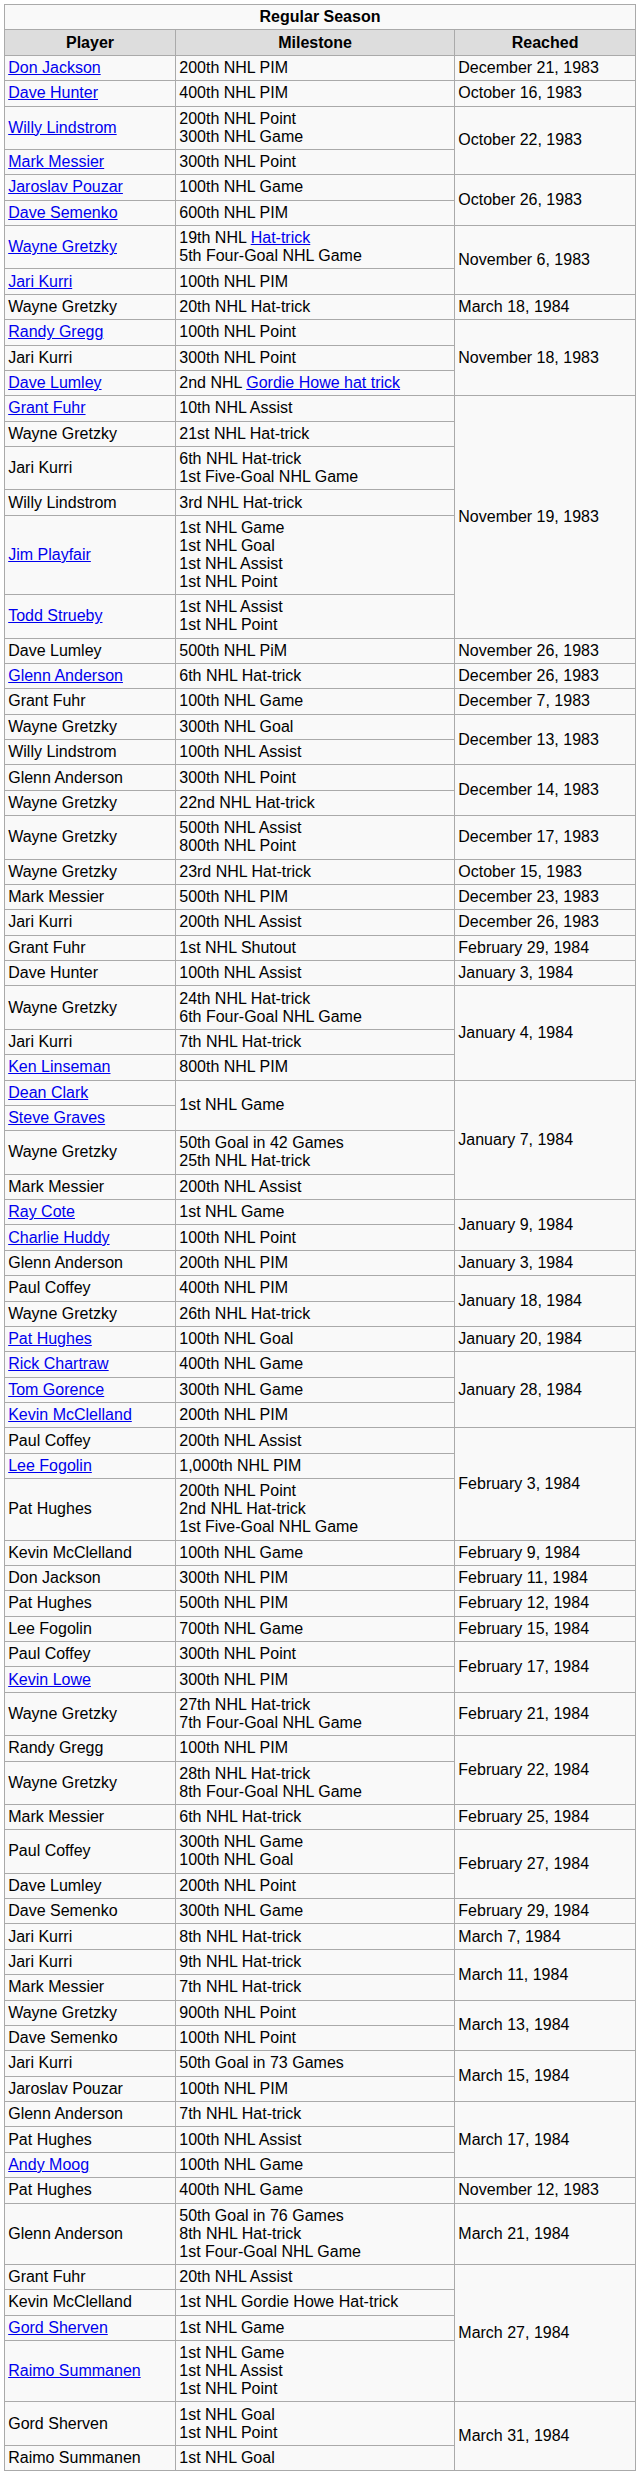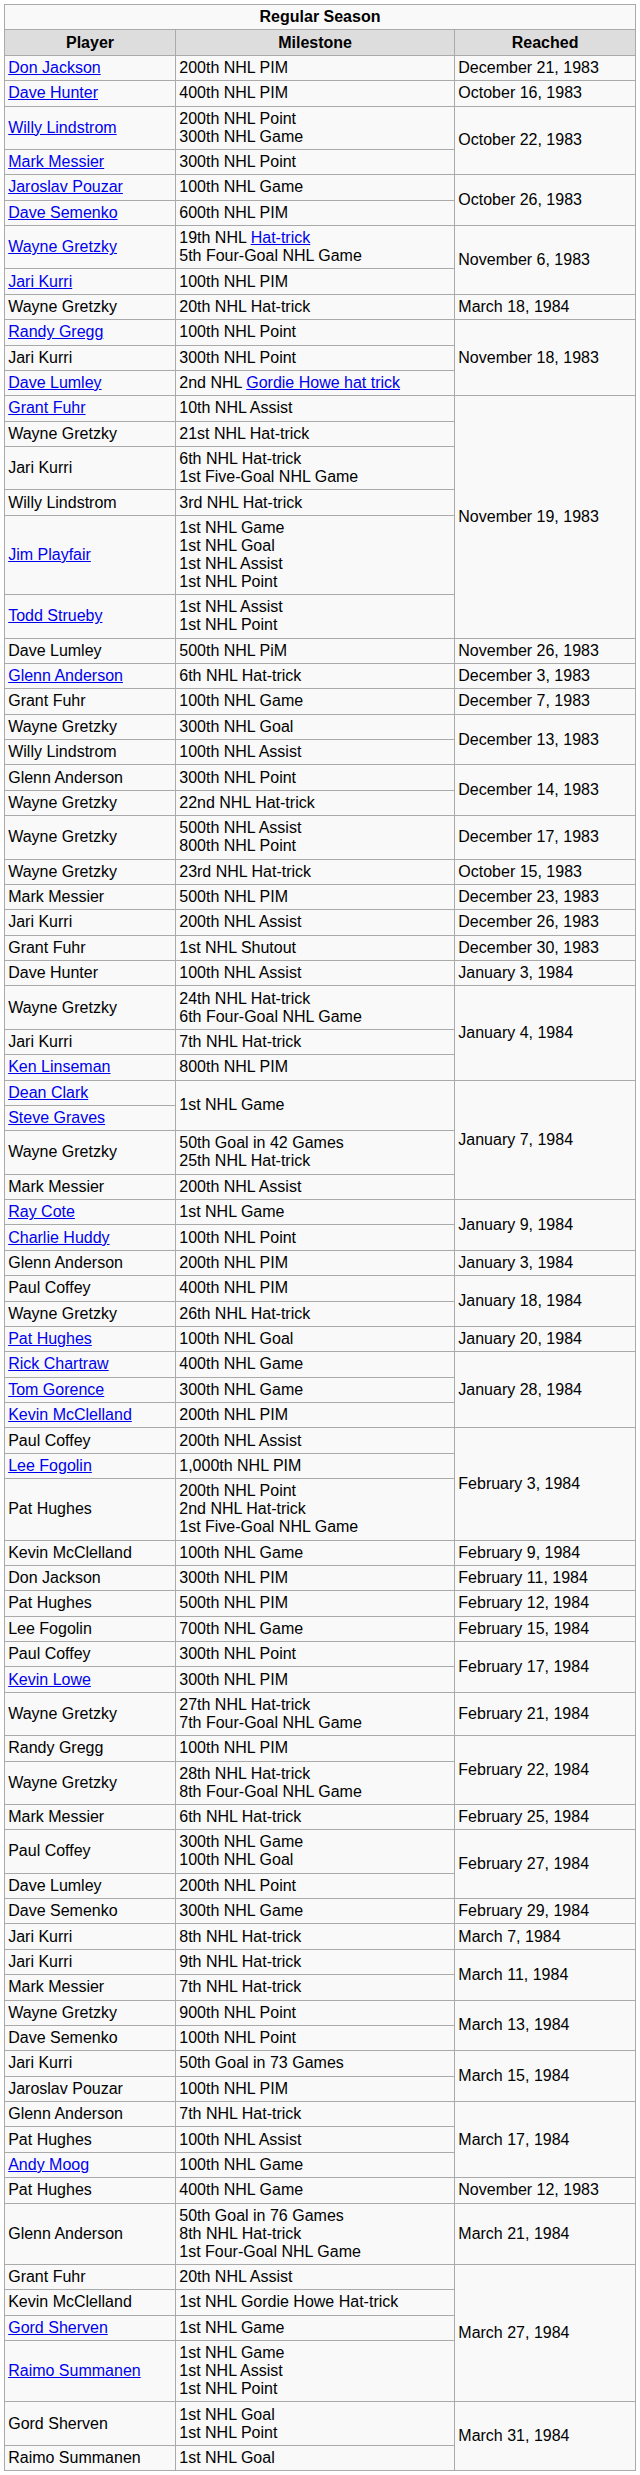(529, 676) December 26, 1983 -> (524, 676) December 3, 1983
(524, 947) February 29, 1984 -> (529, 947) December 30, 1983
